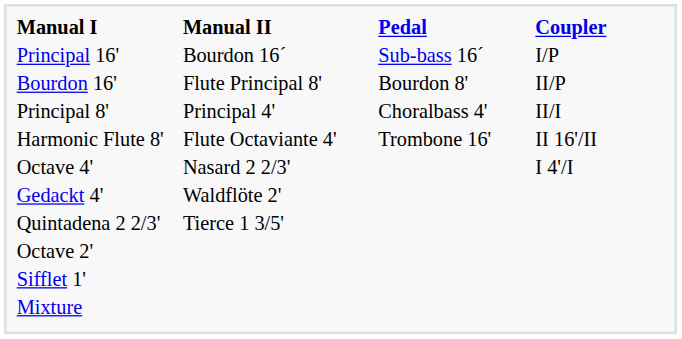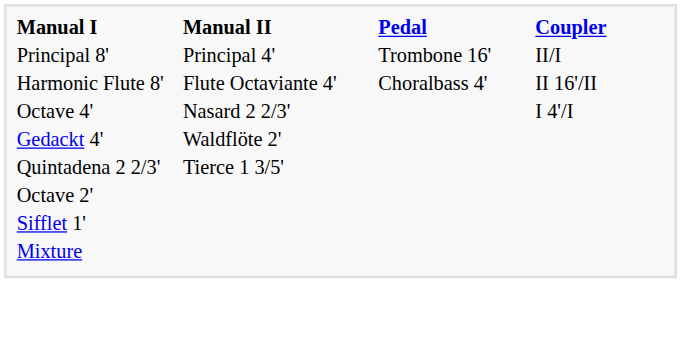- row: (68, 55)
- row: (67, 83)
(433, 111) Choralbass 4' -> (435, 55) Trombone 16'
(435, 139) Trombone 16' -> (433, 83) Choralbass 4'
